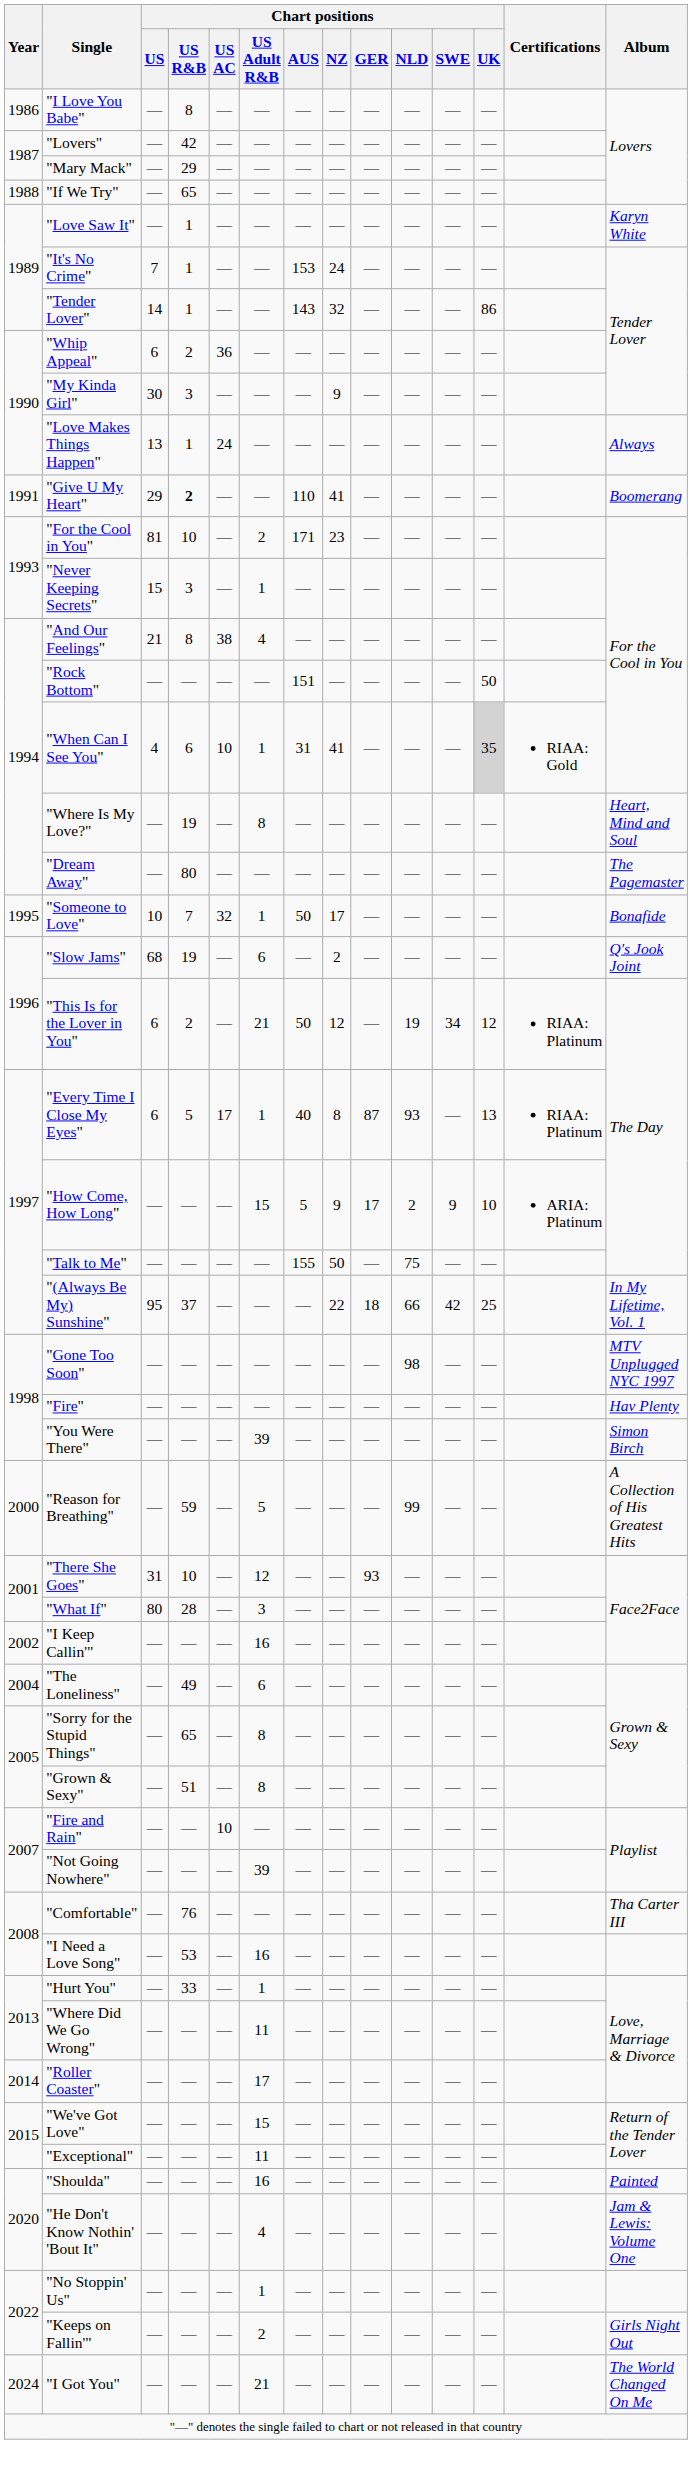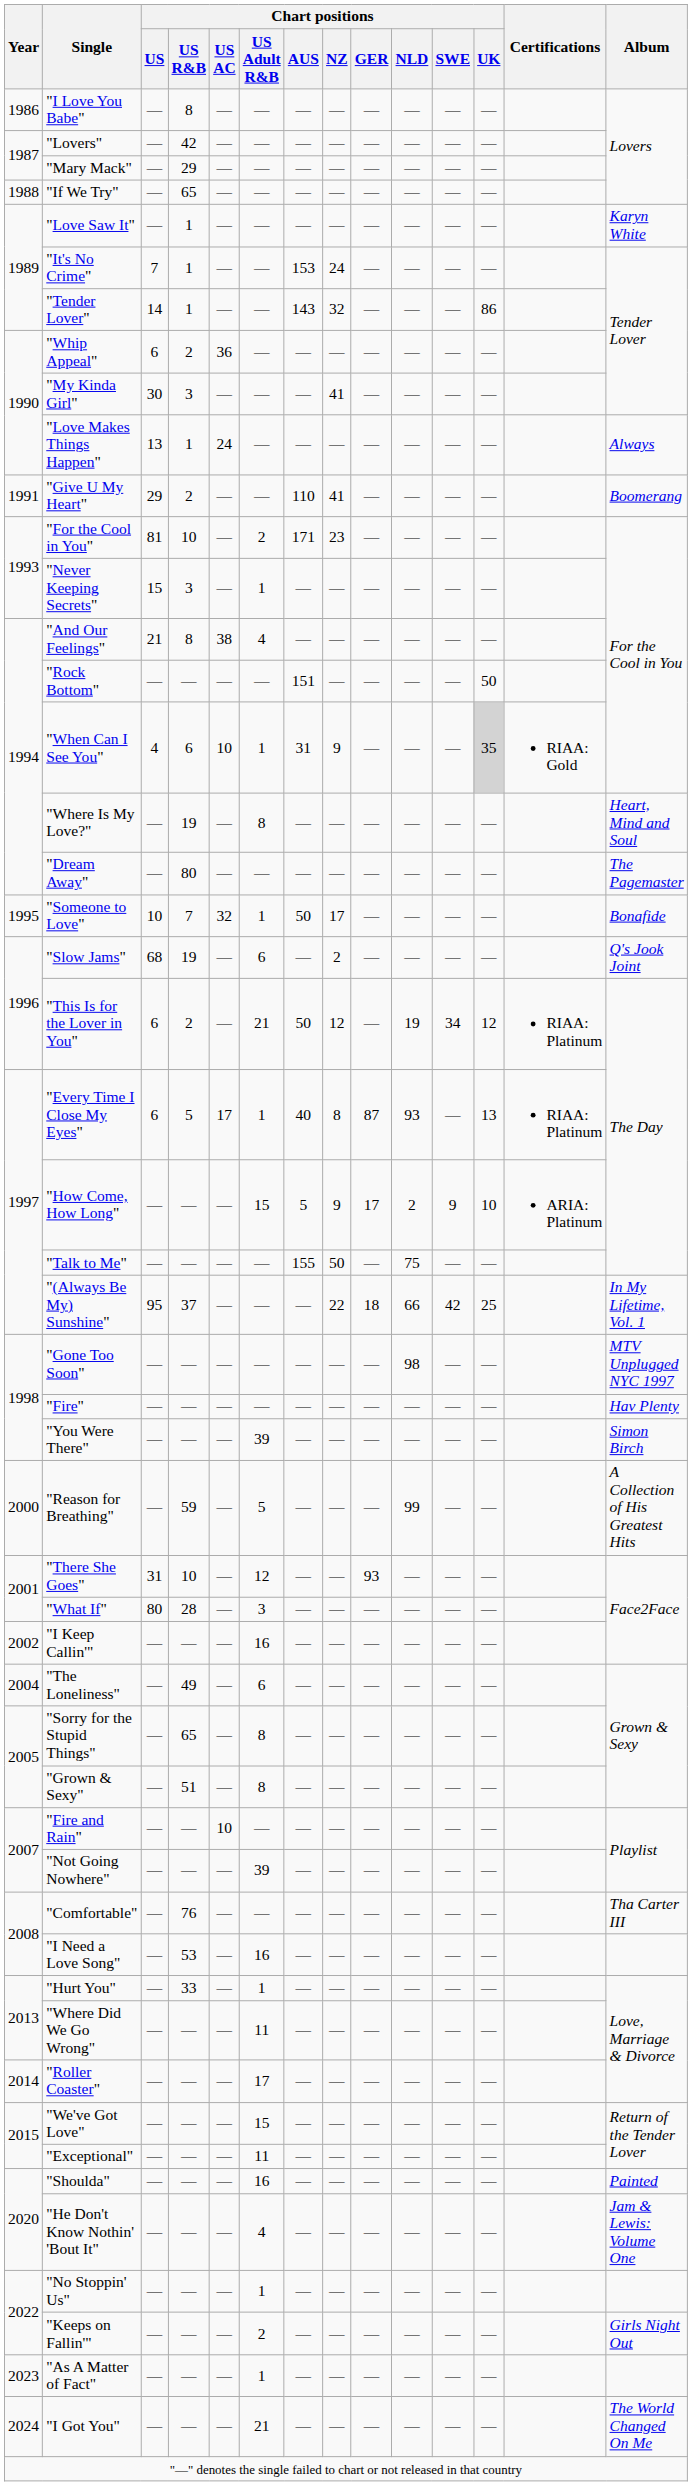(337, 393) 9 -> (337, 393) 41
(189, 495) bold -> (189, 495) normal
(337, 747) 41 -> (337, 747) 9
+ row: (87, 2375)
